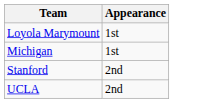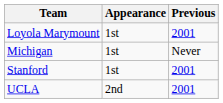+ column: (194, 13)
(114, 70) 2nd -> (112, 70) 1st
